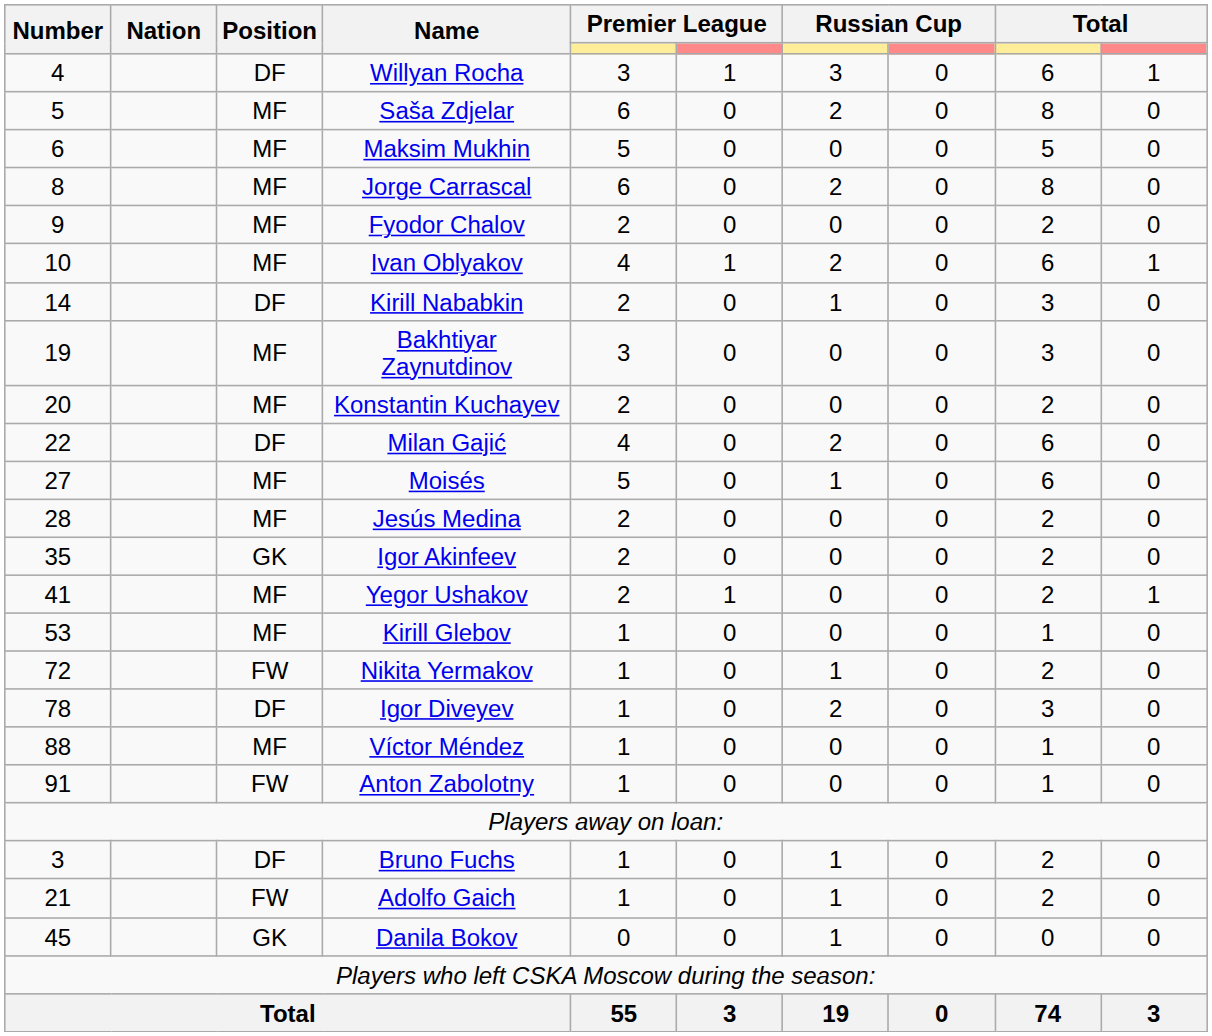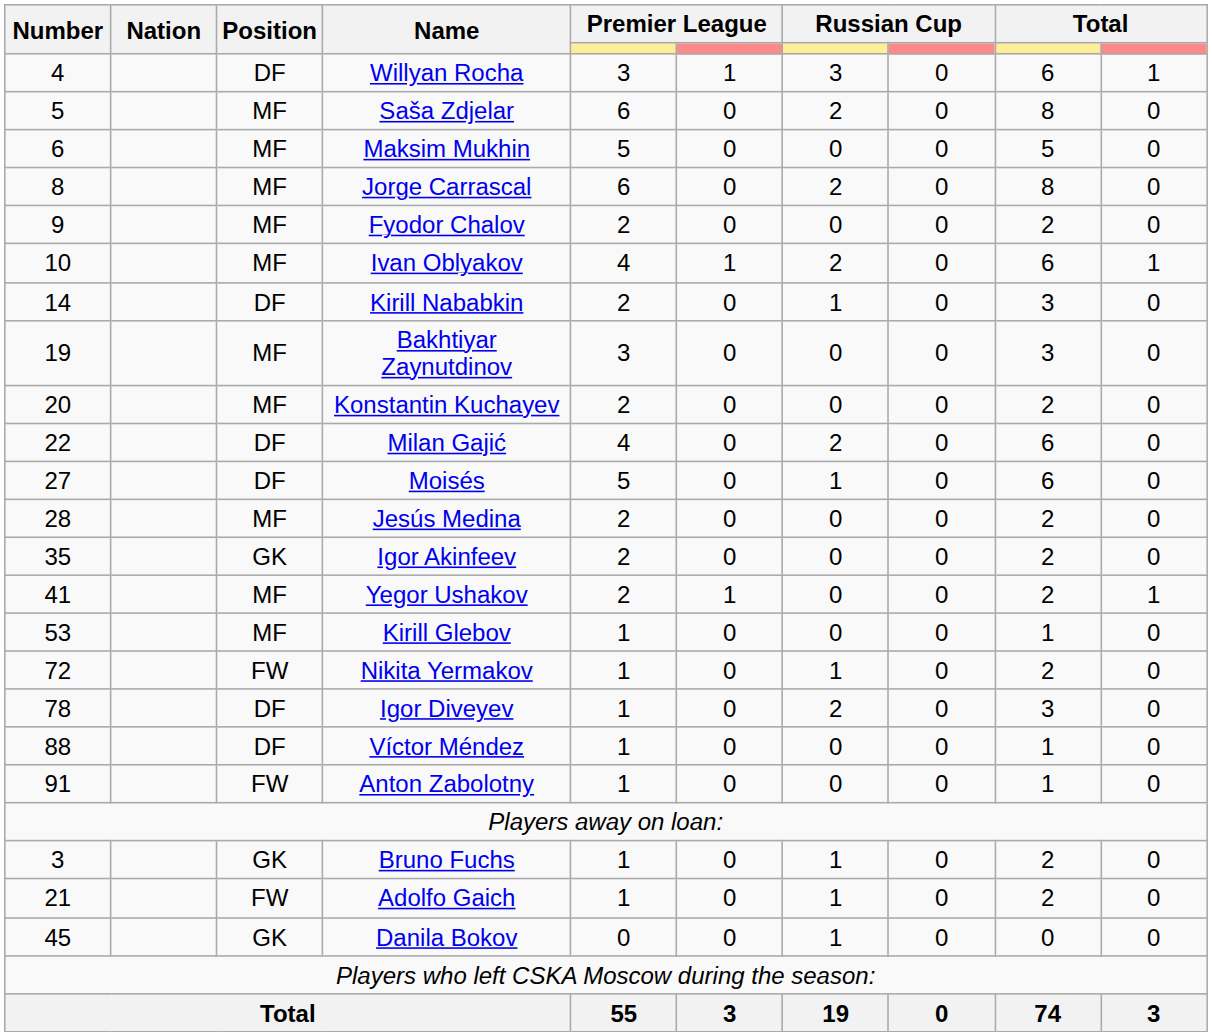(270, 480) MF -> (270, 480) DF
(270, 746) MF -> (270, 746) DF
(270, 860) DF -> (270, 860) GK
